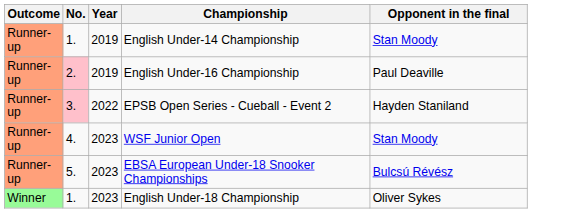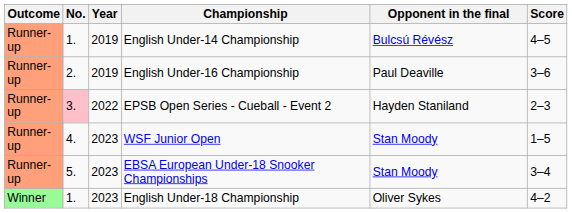+ column: (547, 14)
(405, 40) Stan Moody -> (413, 40) Bulcsú Révész
(71, 73) pink background -> (71, 73) no background
(413, 172) Bulcsú Révész -> (405, 172) Stan Moody
